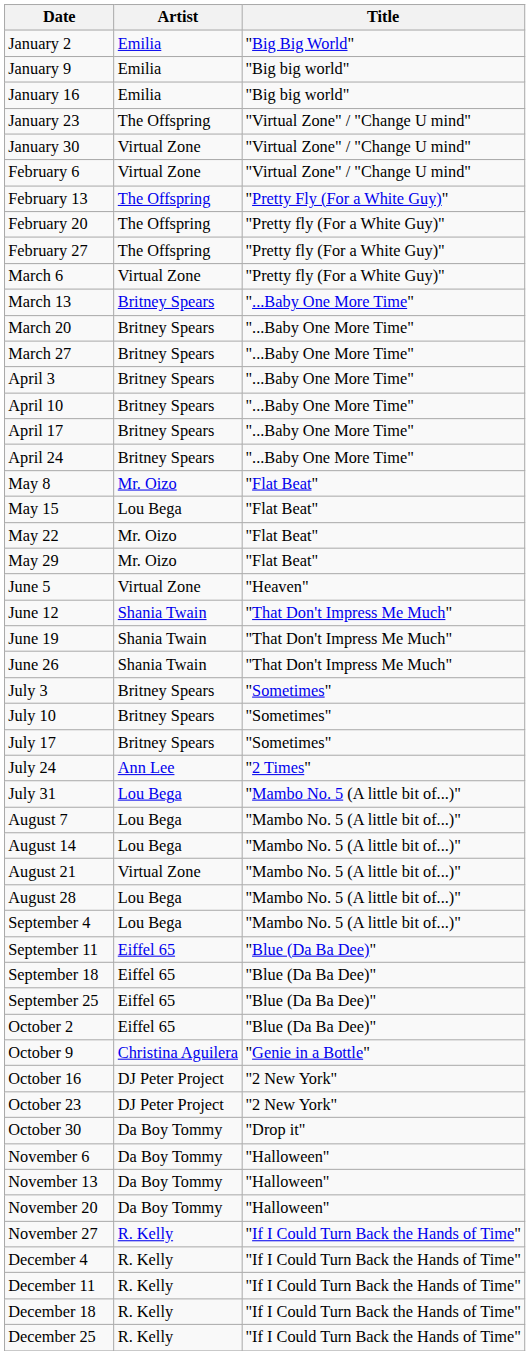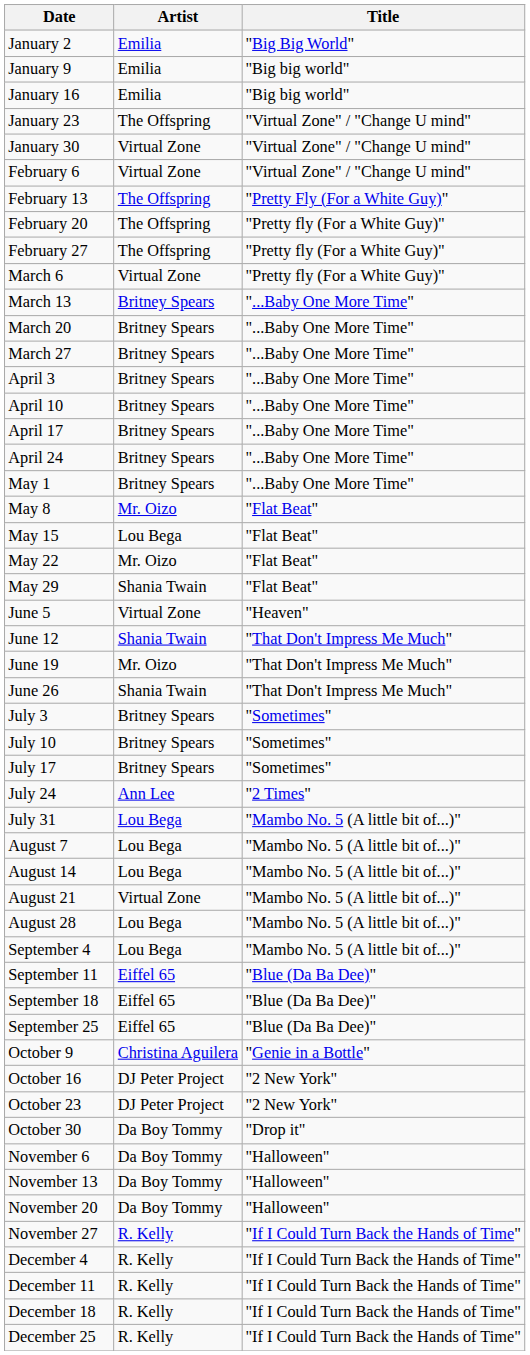+ row: (29, 483)
(147, 560) Mr. Oizo -> (162, 586) Shania Twain
(162, 638) Shania Twain -> (147, 664) Mr. Oizo
- row: (41, 1026)
